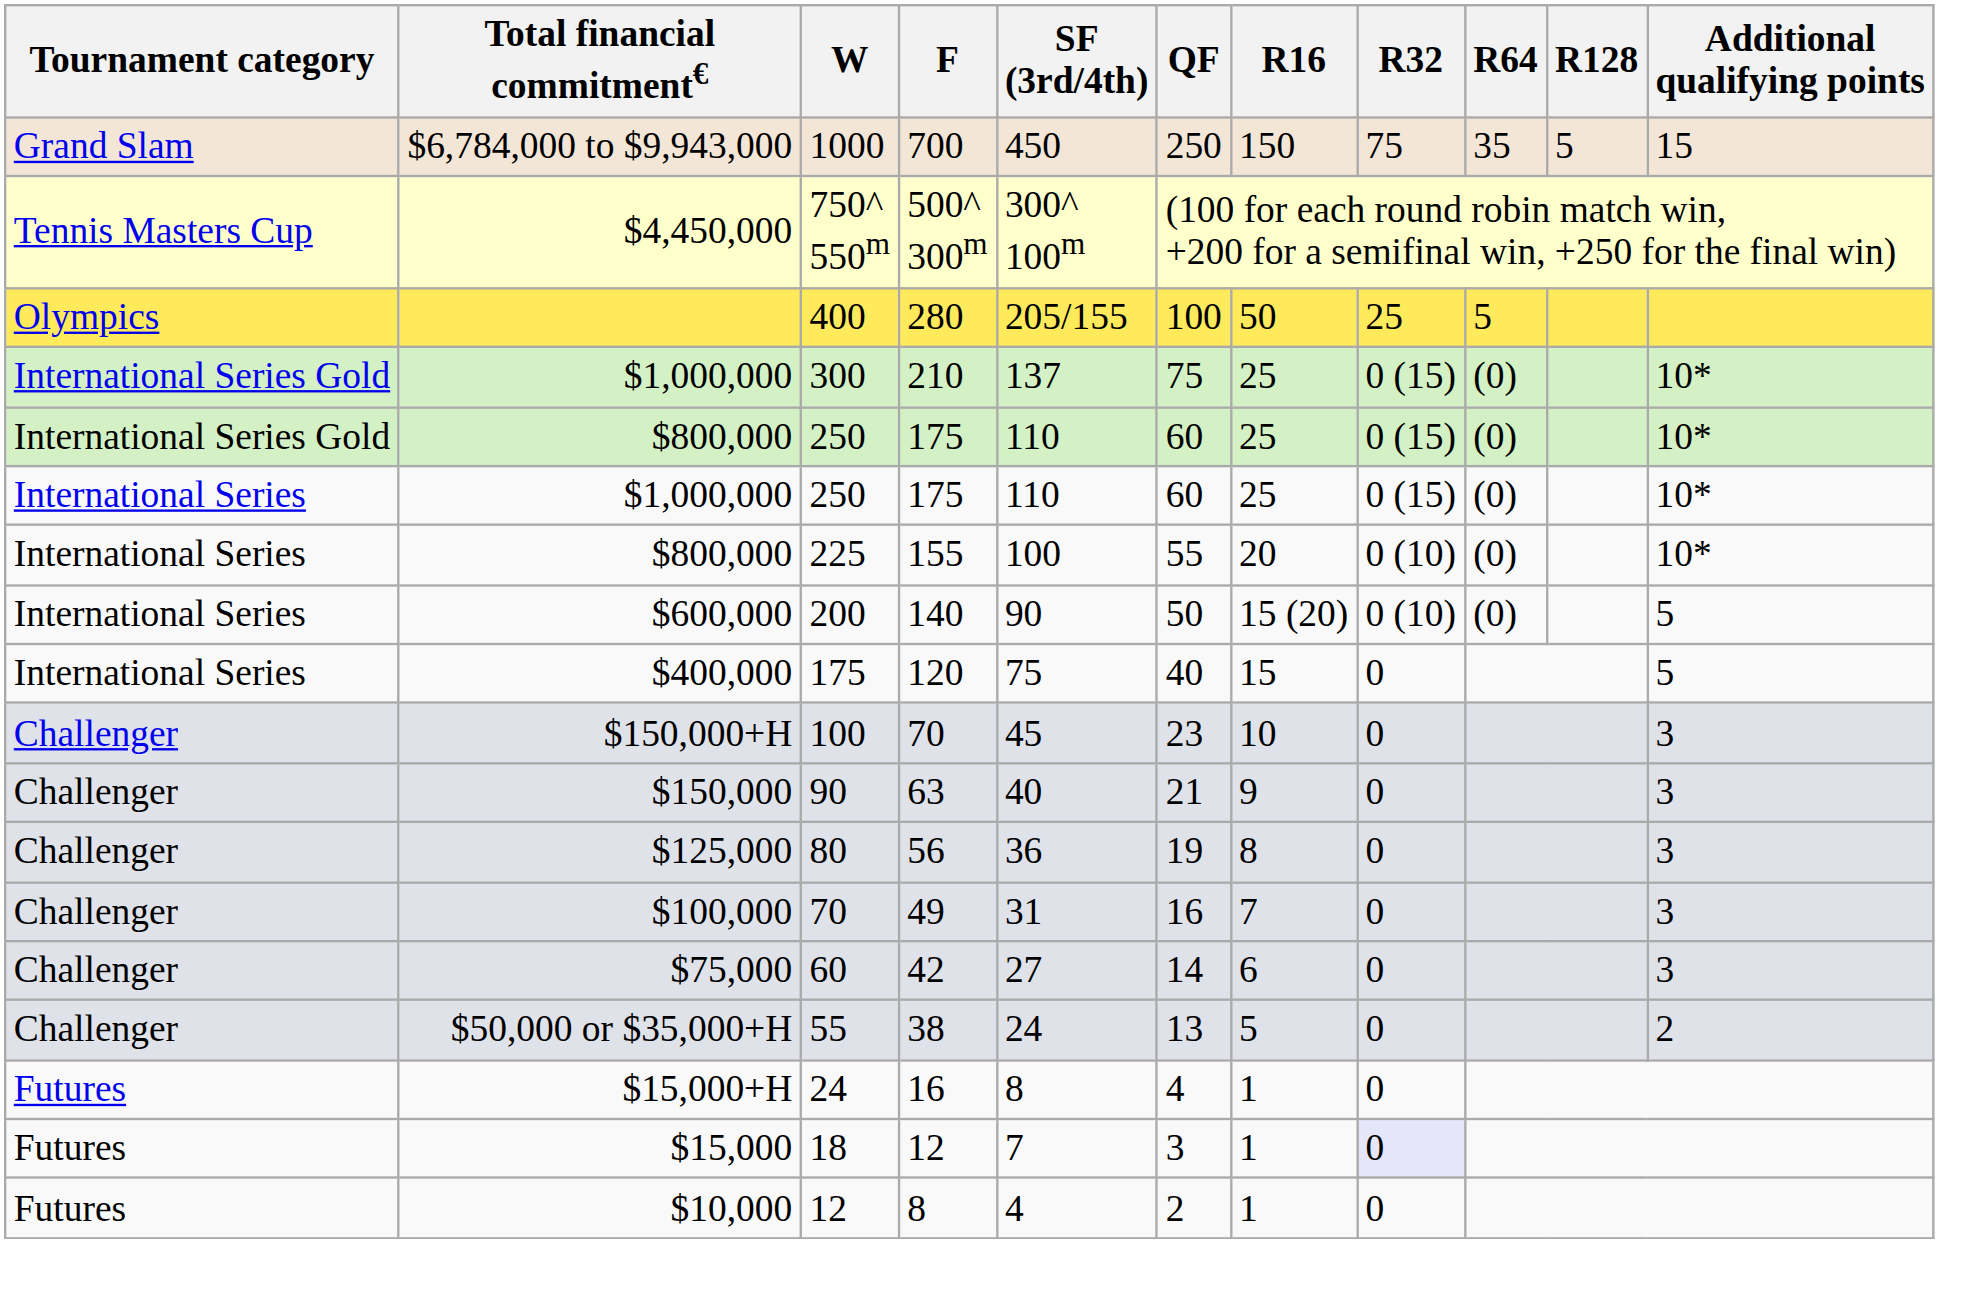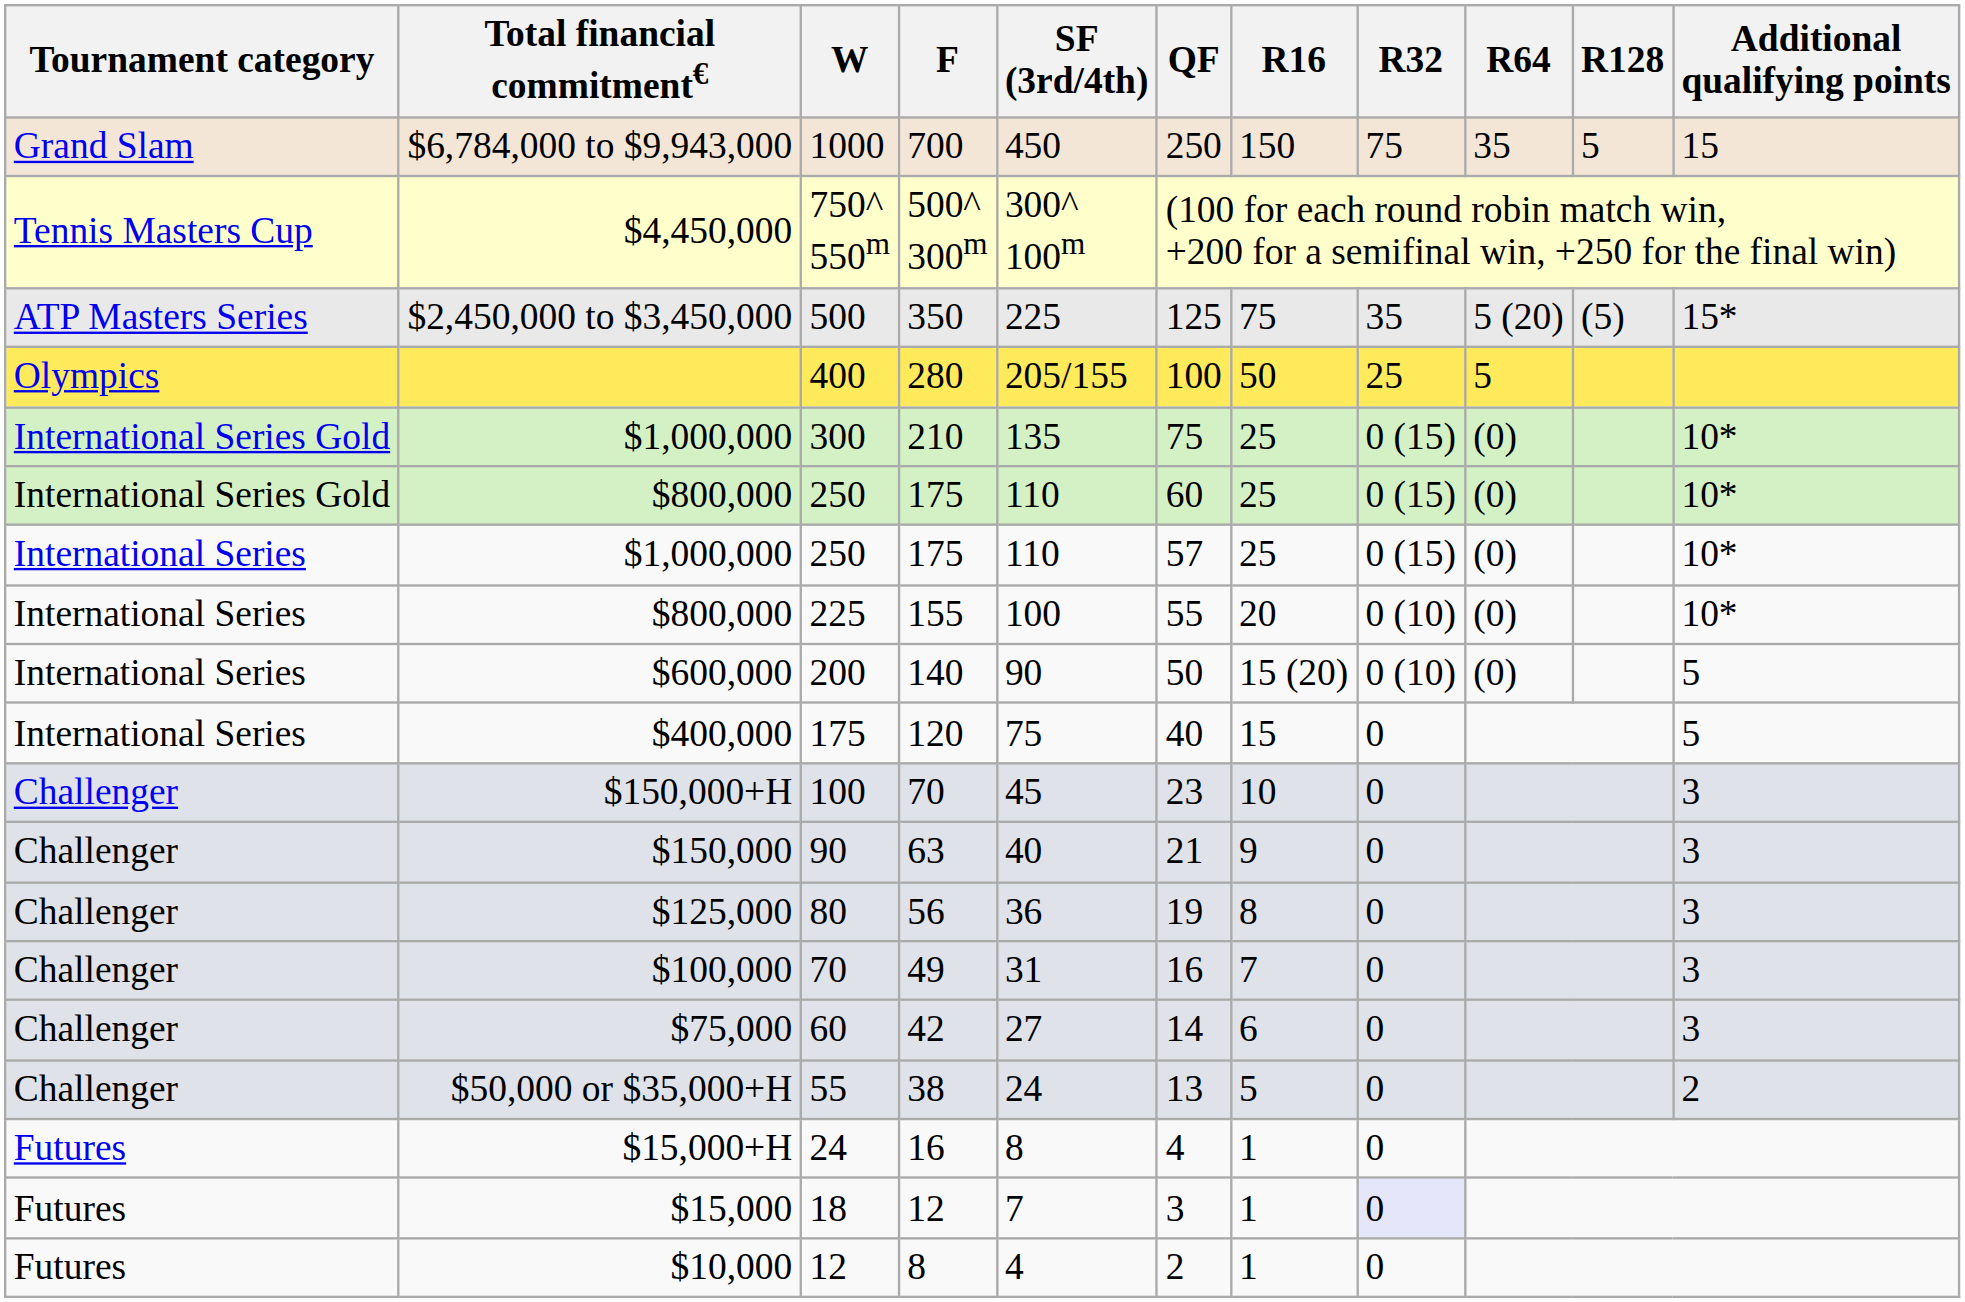+ row: (600, 316)
(1033, 376) 137 -> (1033, 435) 135
(1184, 494) 60 -> (1184, 554) 57
